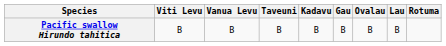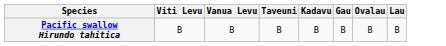- column: (424, 11)
